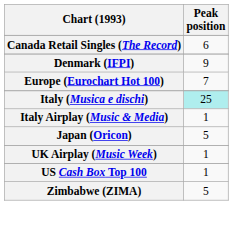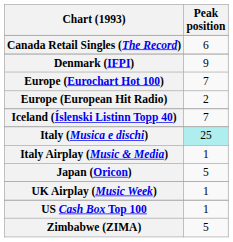+ row: (94, 99)
+ row: (94, 117)
